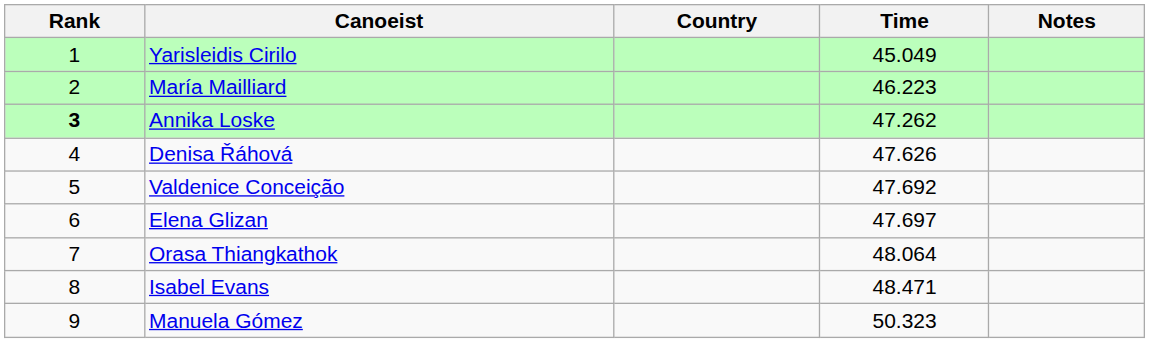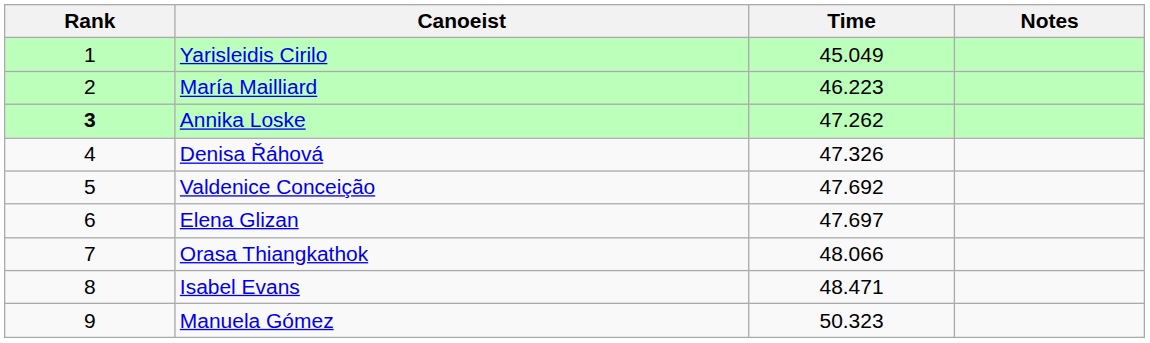- column: (717, 21)
(905, 154) 47.626 -> (852, 154) 47.326
(905, 253) 48.064 -> (852, 253) 48.066
